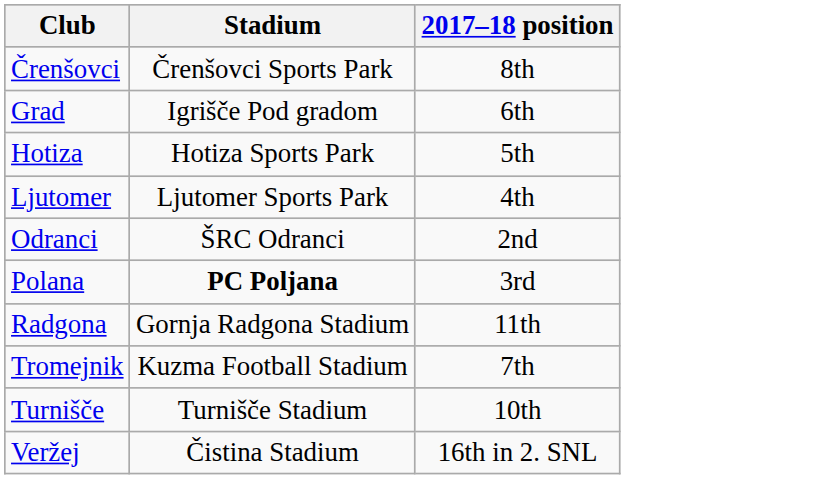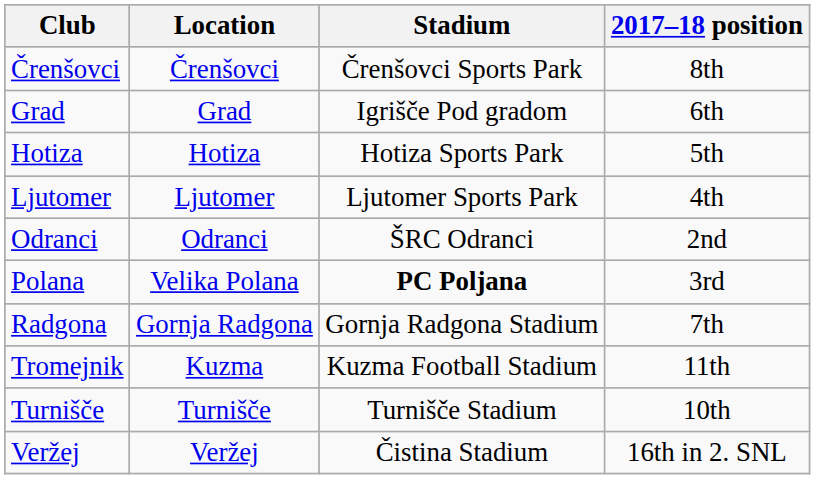+ column: (224, 25)
(518, 324) 11th -> (707, 324) 7th
(518, 366) 7th -> (707, 366) 11th
